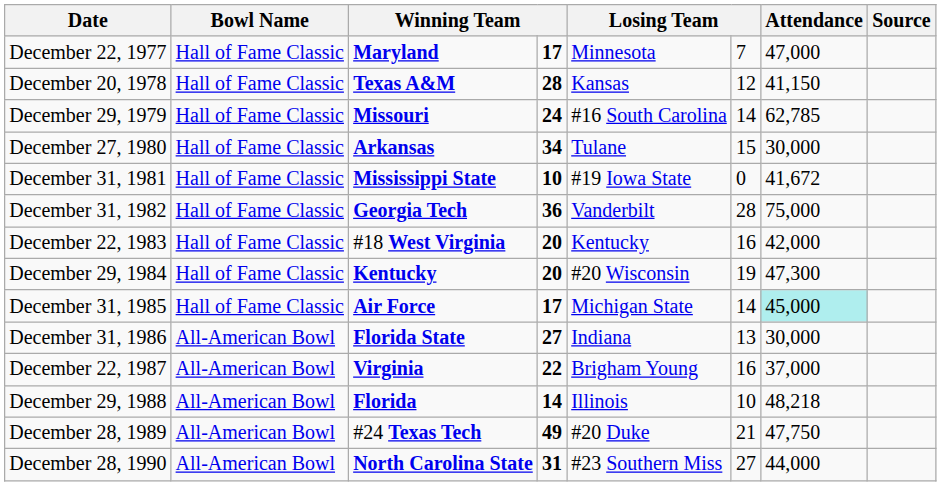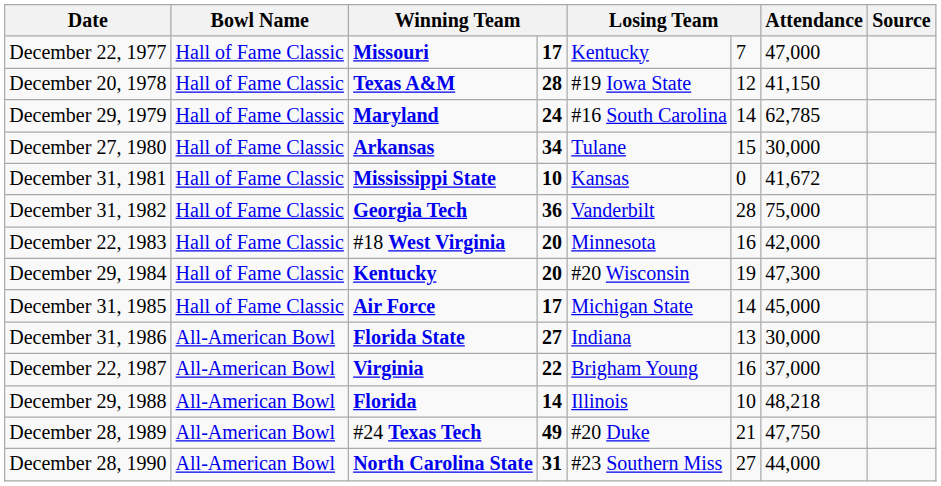(396, 52) Maryland -> (391, 52) Missouri
(613, 52) Minnesota -> (610, 52) Kentucky
(600, 83) Kansas -> (631, 83) #19 Iowa State
(391, 115) Missouri -> (396, 115) Maryland
(631, 178) #19 Iowa State -> (600, 178) Kansas
(610, 242) Kentucky -> (613, 242) Minnesota
(793, 305) paleturquoise background -> (793, 305) no background
